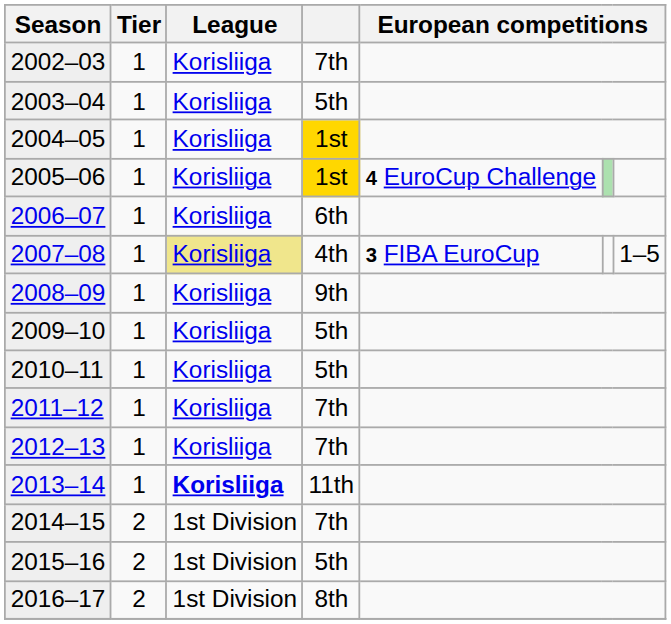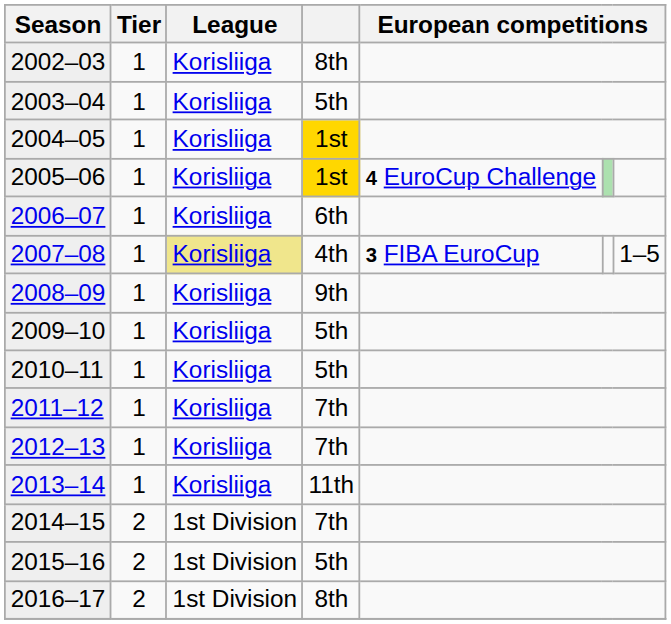(331, 62) 7th -> (331, 62) 8th
(228, 484) bold -> (222, 484) normal
